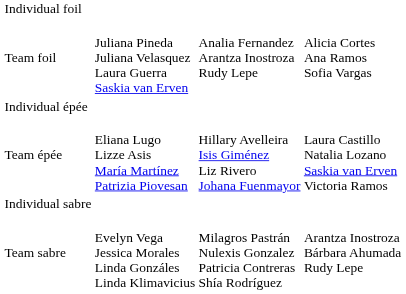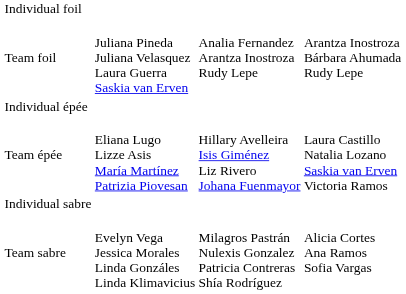(340, 57) Alicia Cortes Ana Ramos Sofia Vargas -> (353, 57) Arantza Inostroza Bárbara Ahumada Rudy Lepe
(353, 252) Arantza Inostroza Bárbara Ahumada Rudy Lepe -> (340, 252) Alicia Cortes Ana Ramos Sofia Vargas
